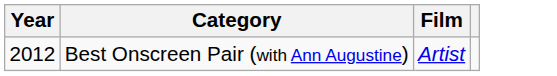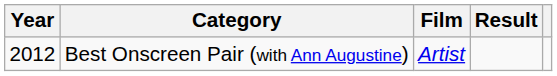+ column: (506, 20)
